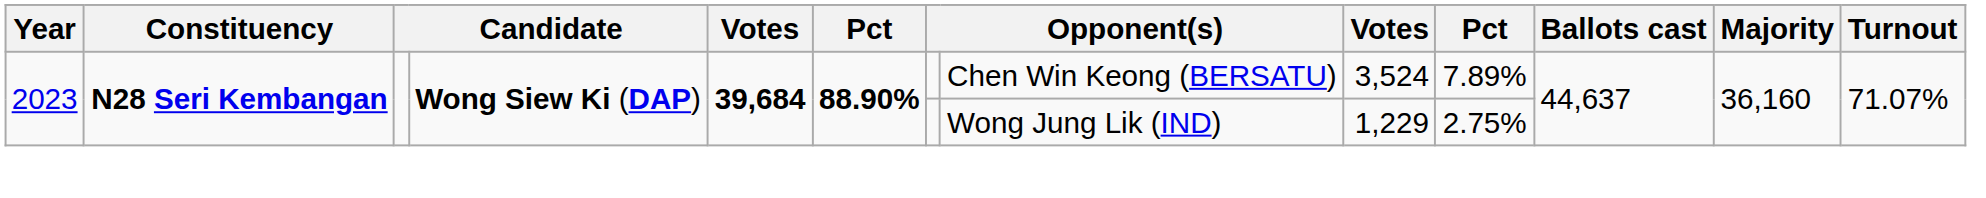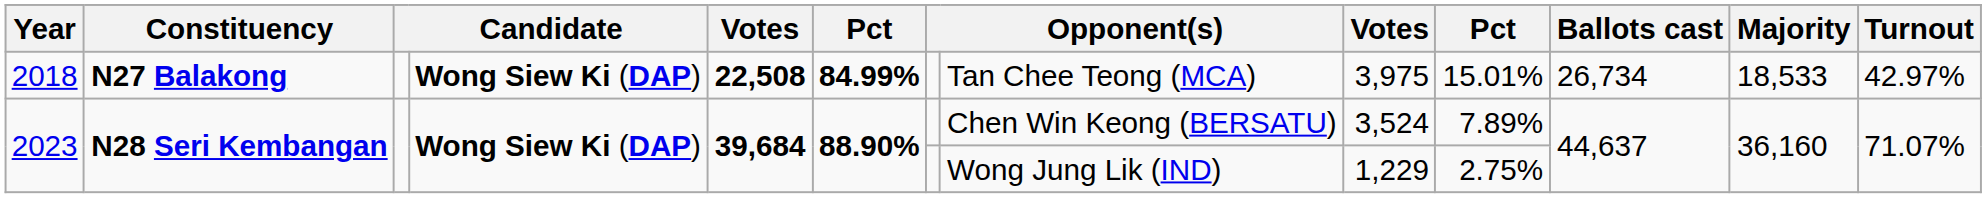+ row: (45, 75)
